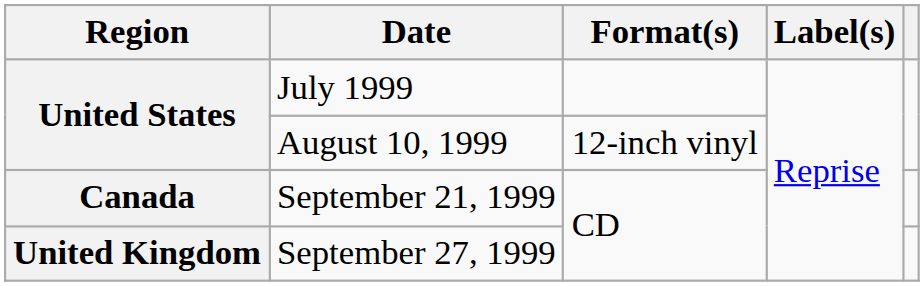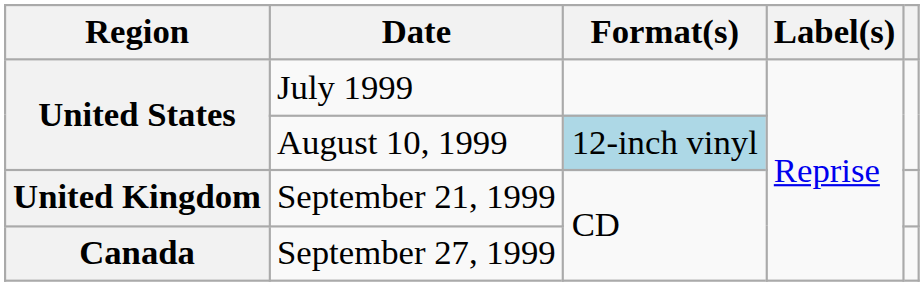(665, 142) no background -> (665, 142) lightblue background
(137, 197) Canada -> (137, 197) United Kingdom
(137, 252) United Kingdom -> (137, 252) Canada
